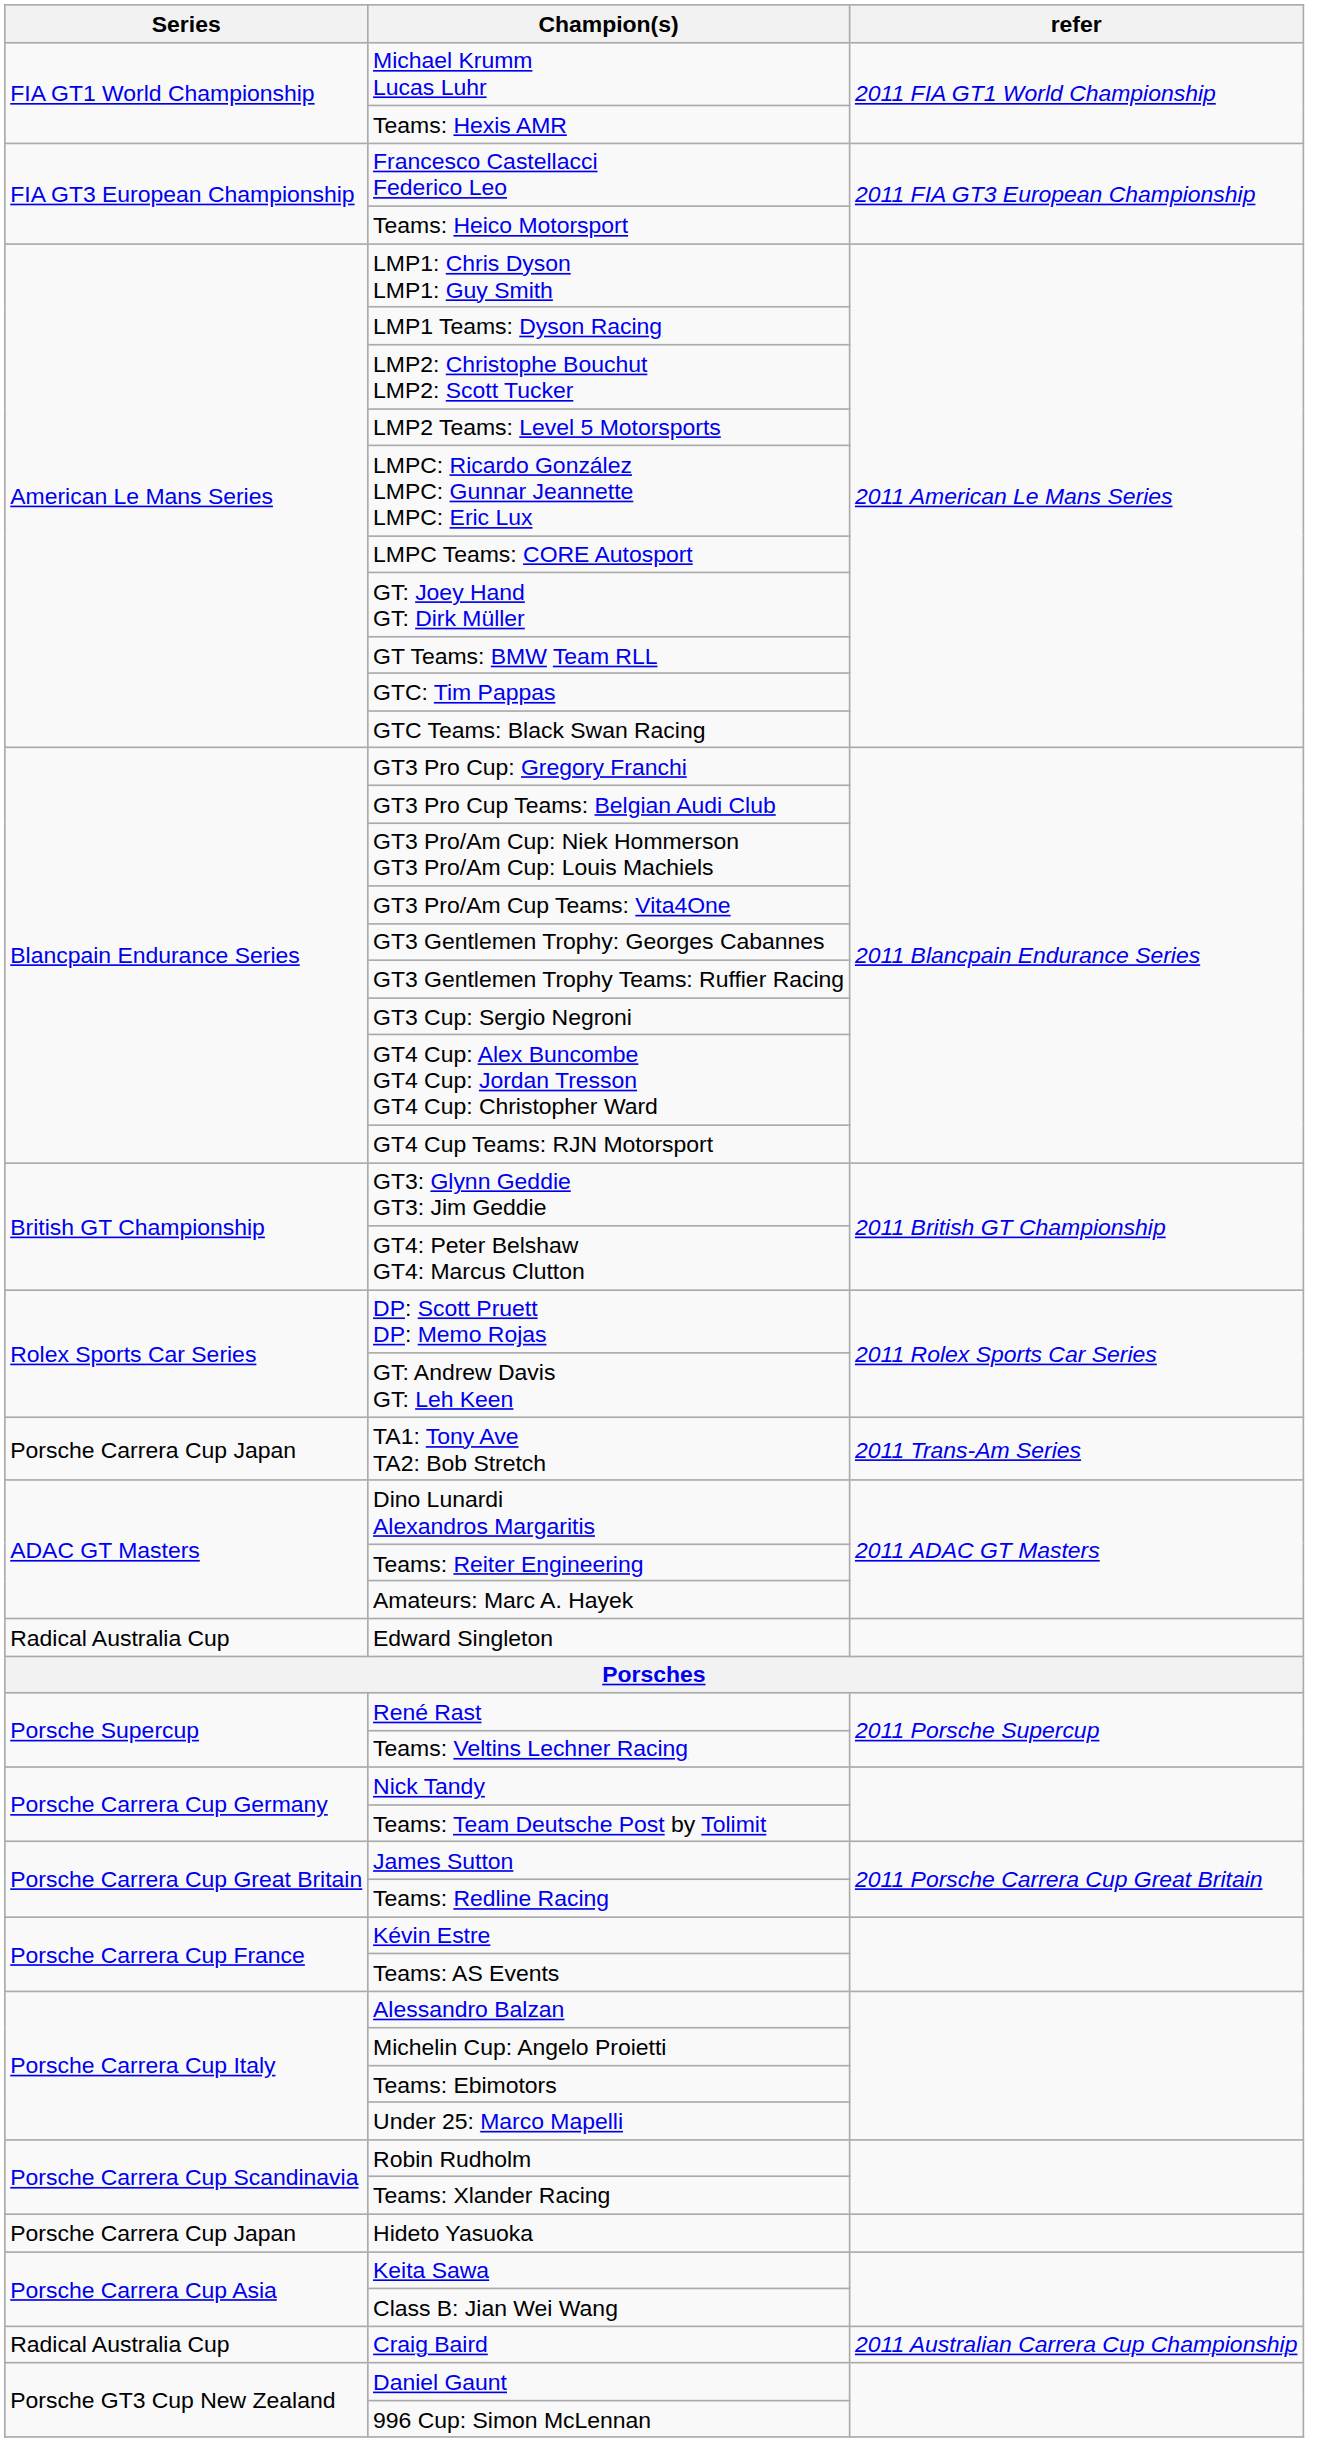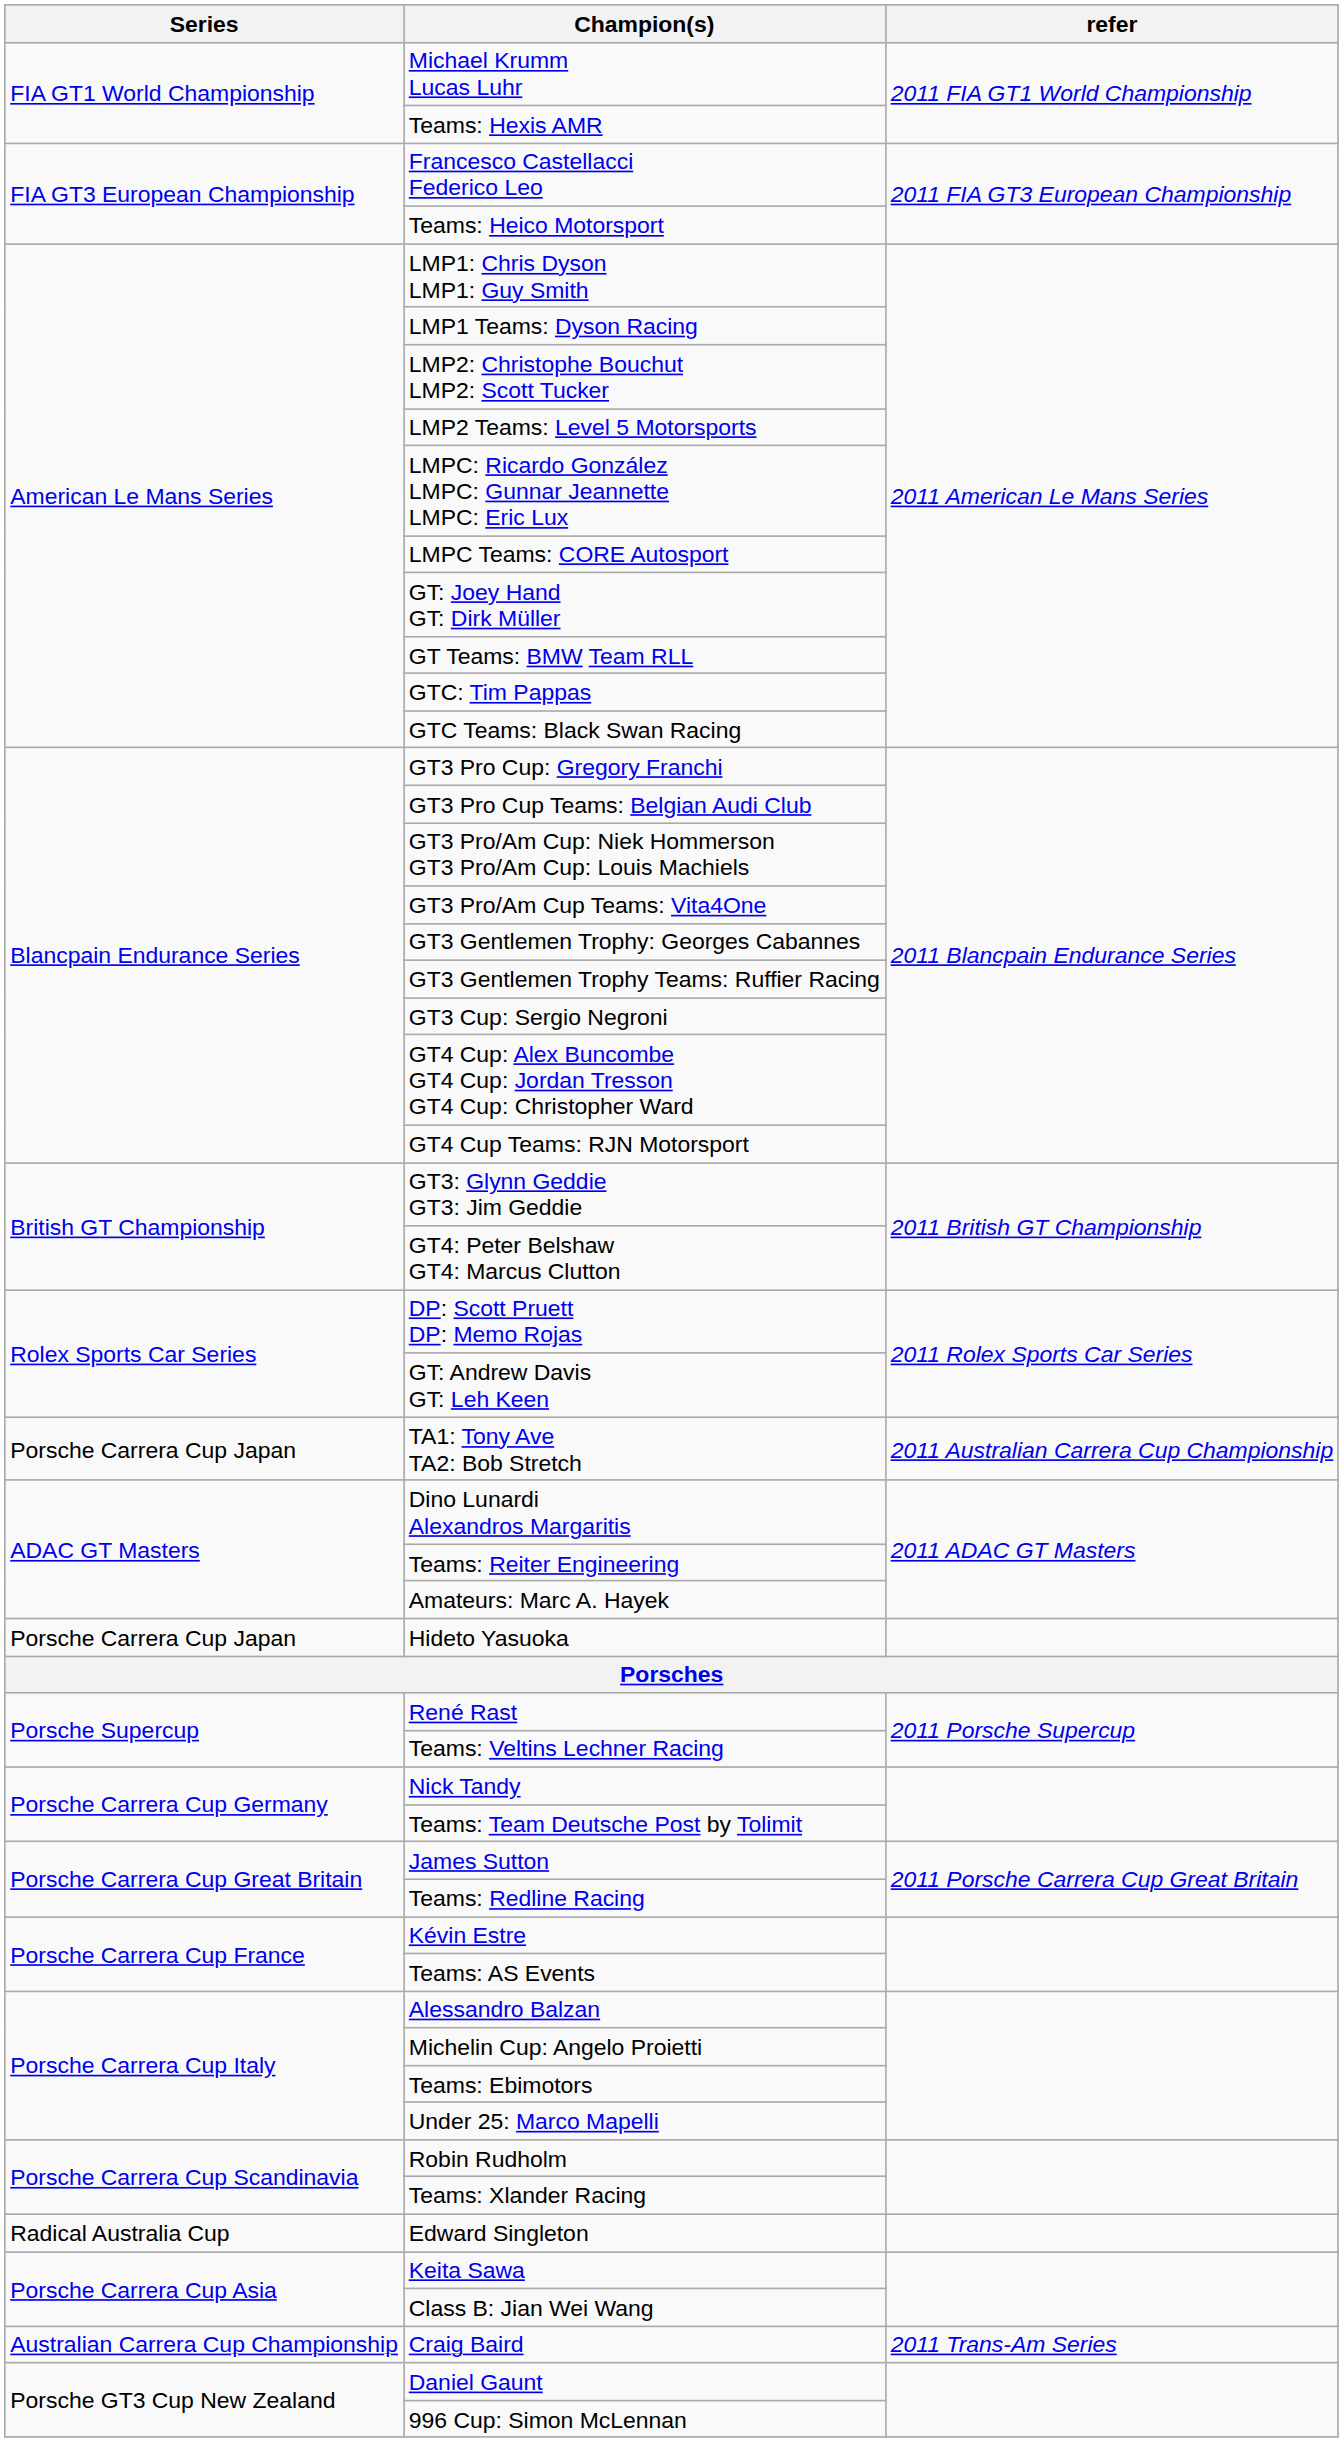(968, 1449) 2011 Trans-Am Series -> (1112, 1449) 2011 Australian Carrera Cup Championship
rows swapped: (463, 1637) <-> (453, 2233)
(120, 2344) Radical Australia Cup -> (204, 2344) Australian Carrera Cup Championship
(1076, 2344) 2011 Australian Carrera Cup Championship -> (1004, 2344) 2011 Trans-Am Series
